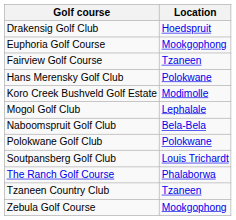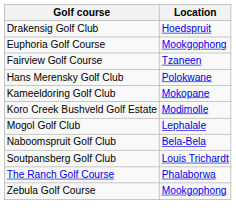+ row: (61, 93)
- row: (54, 142)
- row: (58, 191)
